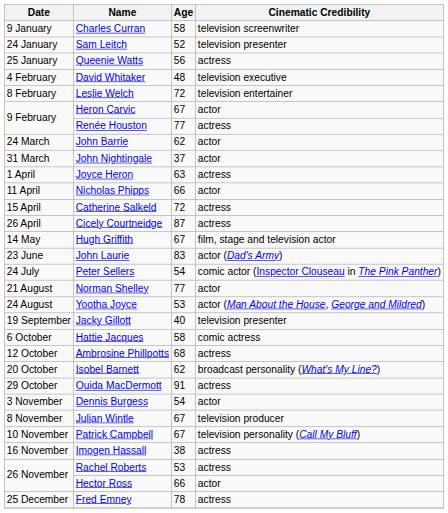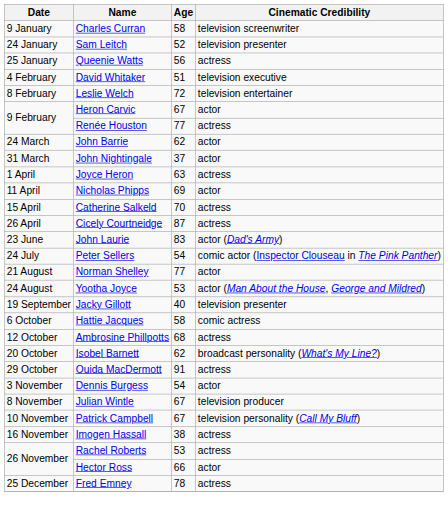(179, 77) 48 -> (179, 77) 51
(179, 191) 66 -> (179, 191) 69
(179, 207) 72 -> (179, 207) 70
- row: (104, 239)
